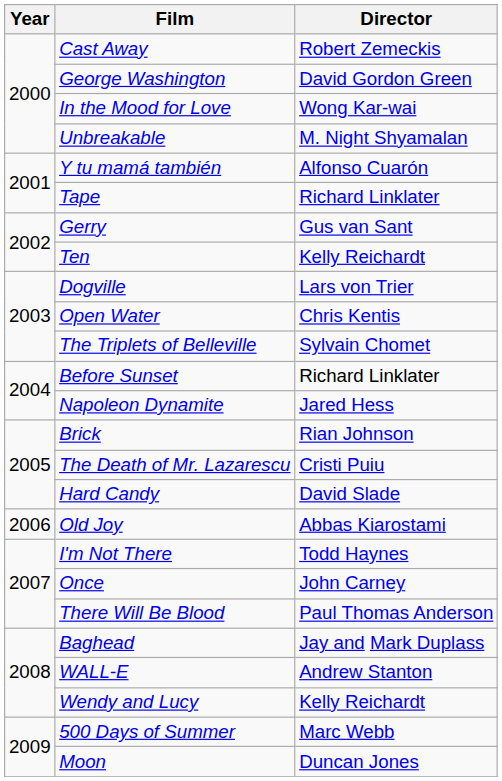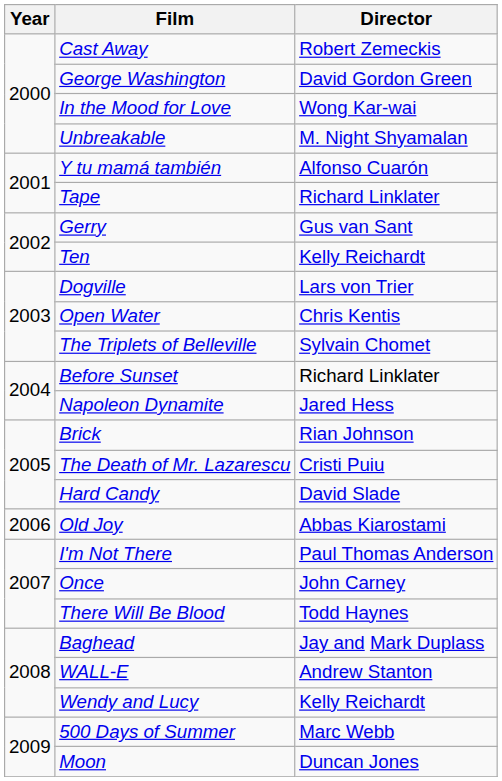(354, 553) Todd Haynes -> (396, 553) Paul Thomas Anderson
(396, 613) Paul Thomas Anderson -> (354, 613) Todd Haynes
